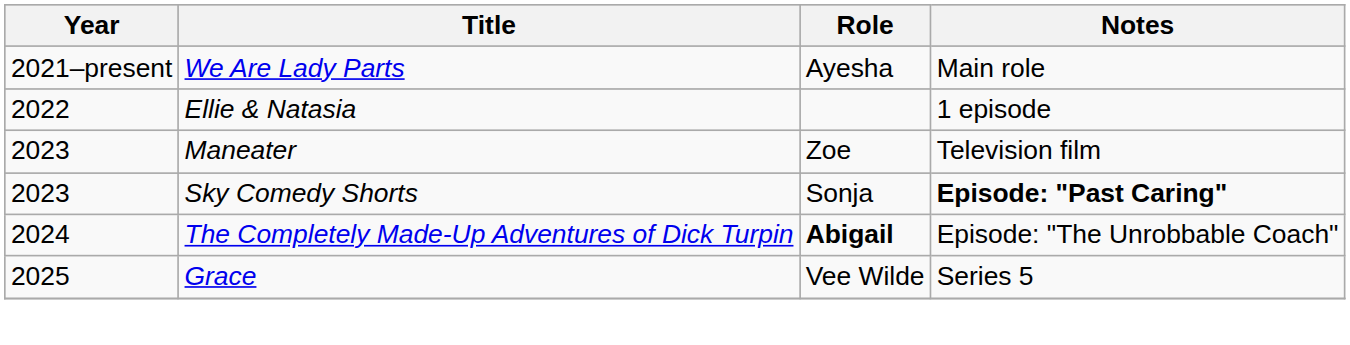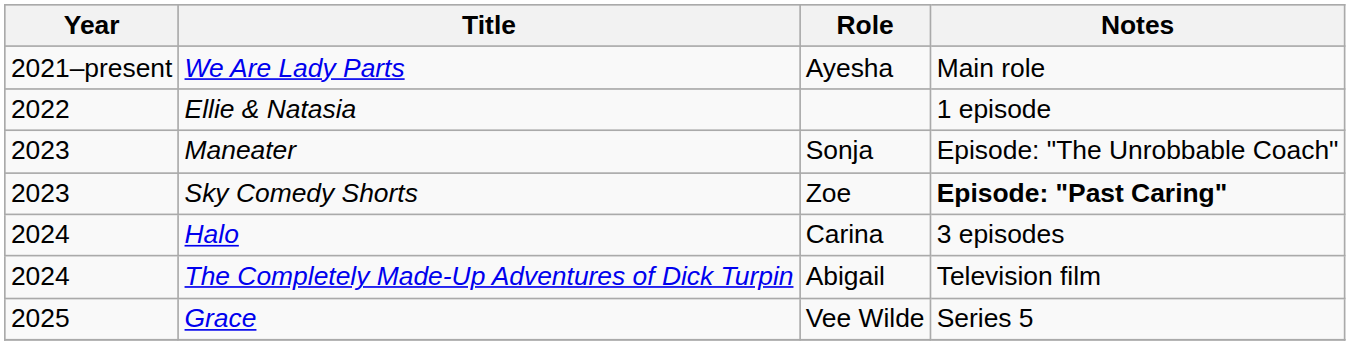(828, 151) Zoe -> (839, 151) Sonja
(1019, 151) Television film -> (1138, 151) Episode: "The Unrobbable Coach"
(839, 192) Sonja -> (828, 192) Zoe
+ row: (212, 234)
(850, 234) bold -> (845, 276) normal
(1138, 234) Episode: "The Unrobbable Coach" -> (1019, 276) Television film
